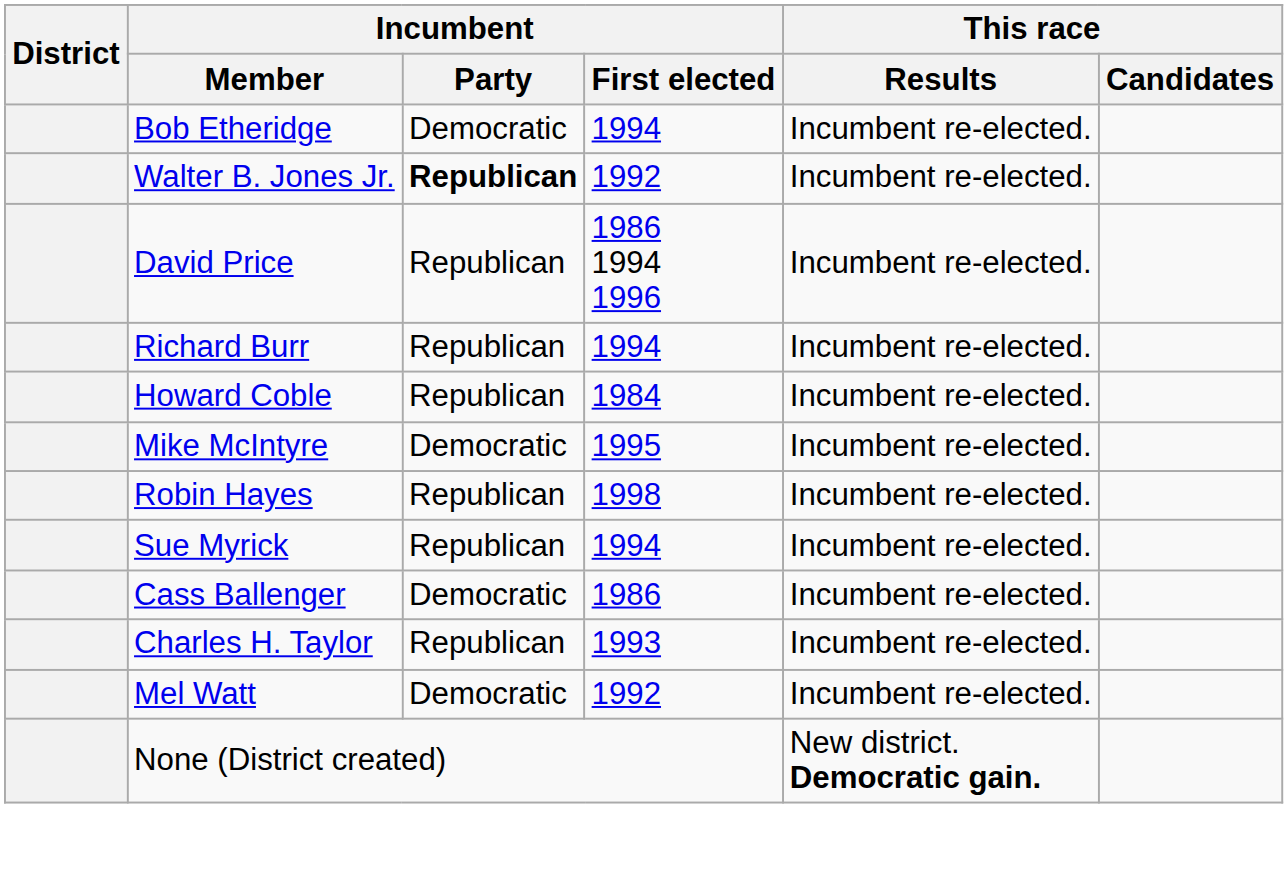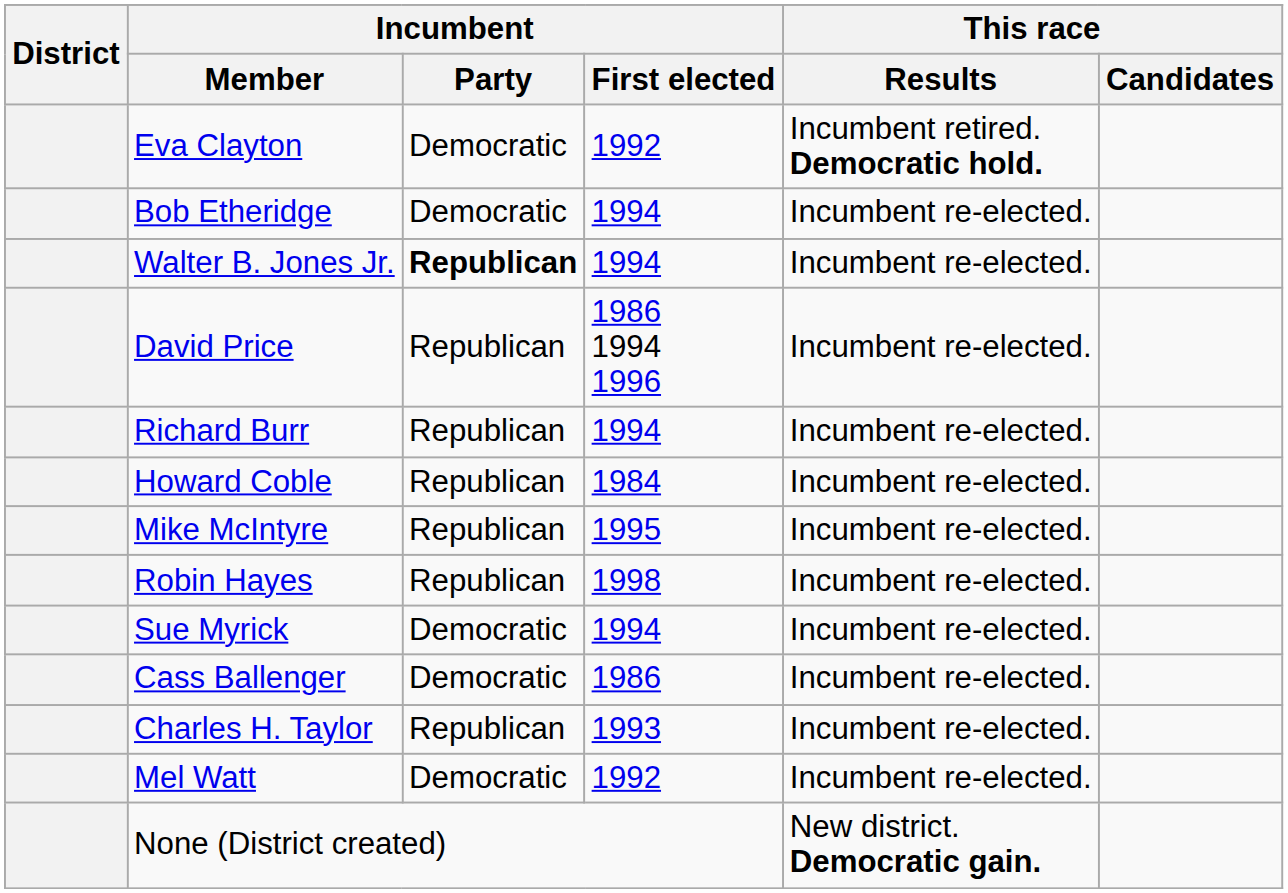+ row: (218, 145)
(626, 177) 1992 -> (626, 262) 1994
(488, 445) Democratic -> (487, 530) Republican
(487, 544) Republican -> (488, 629) Democratic
